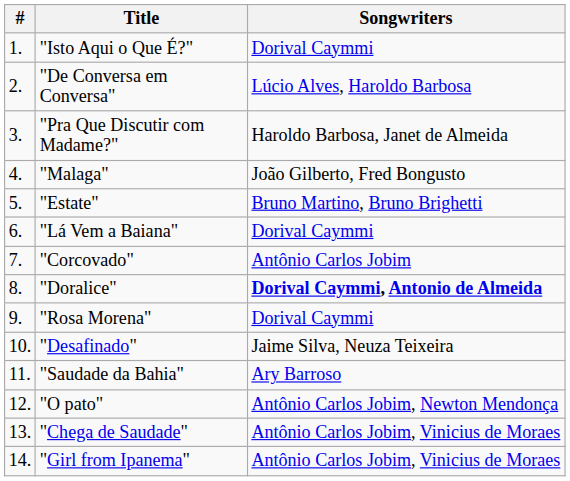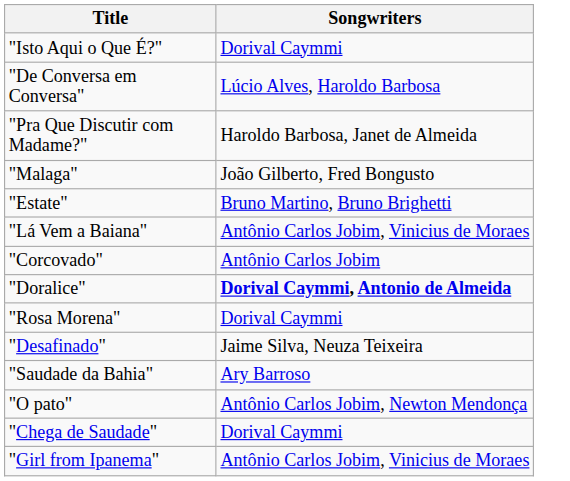- column: (20, 18)
(312, 231) Dorival Caymmi -> (375, 231) Antônio Carlos Jobim, Vinicius de Moraes
(406, 432) Antônio Carlos Jobim, Vinicius de Moraes -> (281, 432) Dorival Caymmi
